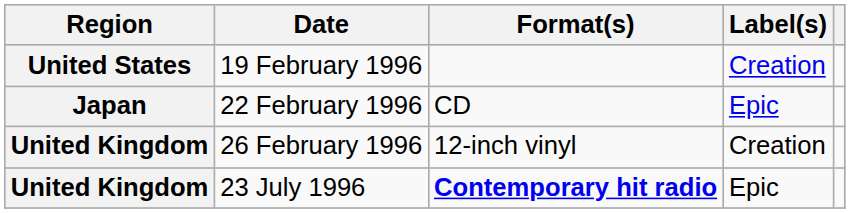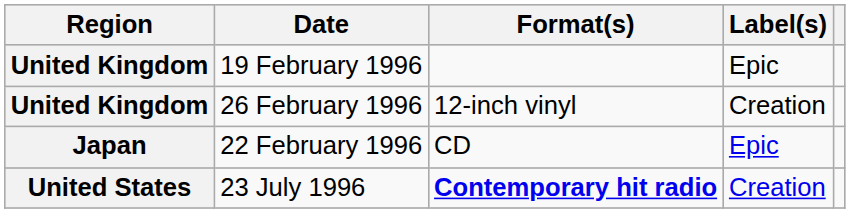(110, 65) United States -> (110, 65) United Kingdom
(777, 65) Creation -> (754, 65) Epic
rows swapped: (321, 106) <-> (321, 146)
(110, 187) United Kingdom -> (110, 187) United States
(754, 187) Epic -> (777, 187) Creation
